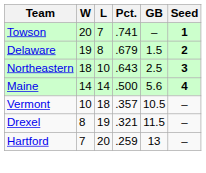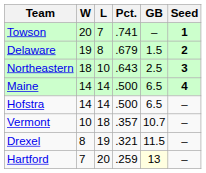(154, 86) 5.6 -> (154, 86) 6.5
+ row: (26, 104)
(154, 104) 10.5 -> (154, 123) 10.7
(154, 141) no background -> (154, 159) lightyellow background
